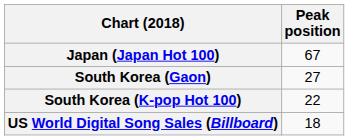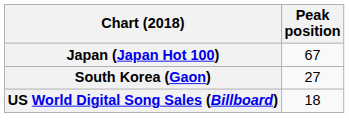- row: (143, 100)
